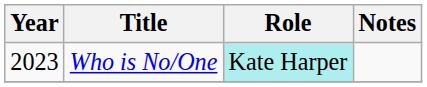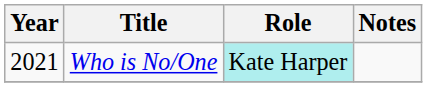(34, 61) 2023 -> (34, 61) 2021
